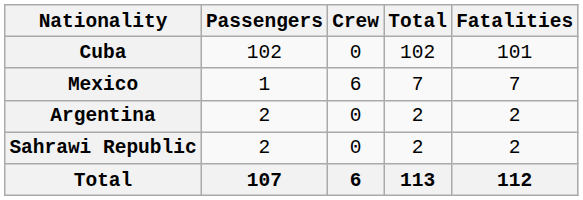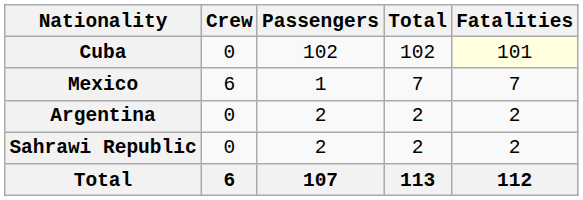columns swapped: (264, 21) <-> (356, 21)
(515, 52) no background -> (515, 52) lightyellow background
